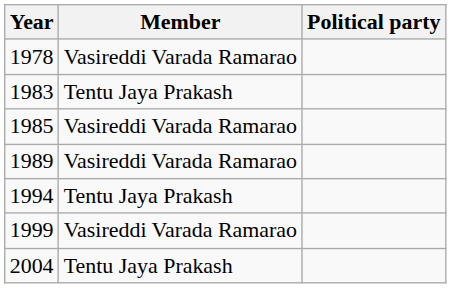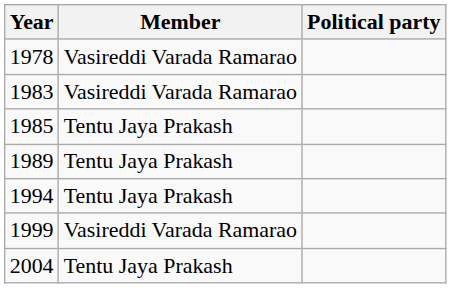(148, 91) Tentu Jaya Prakash -> (180, 91) Vasireddi Varada Ramarao
(180, 126) Vasireddi Varada Ramarao -> (148, 126) Tentu Jaya Prakash
(180, 160) Vasireddi Varada Ramarao -> (148, 160) Tentu Jaya Prakash
